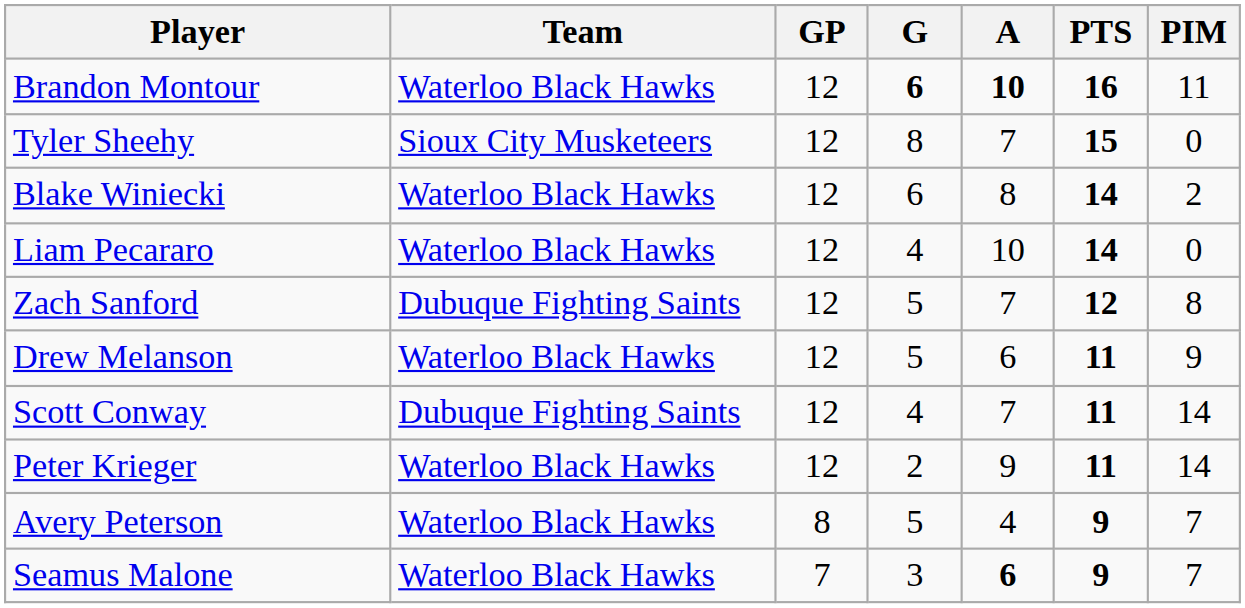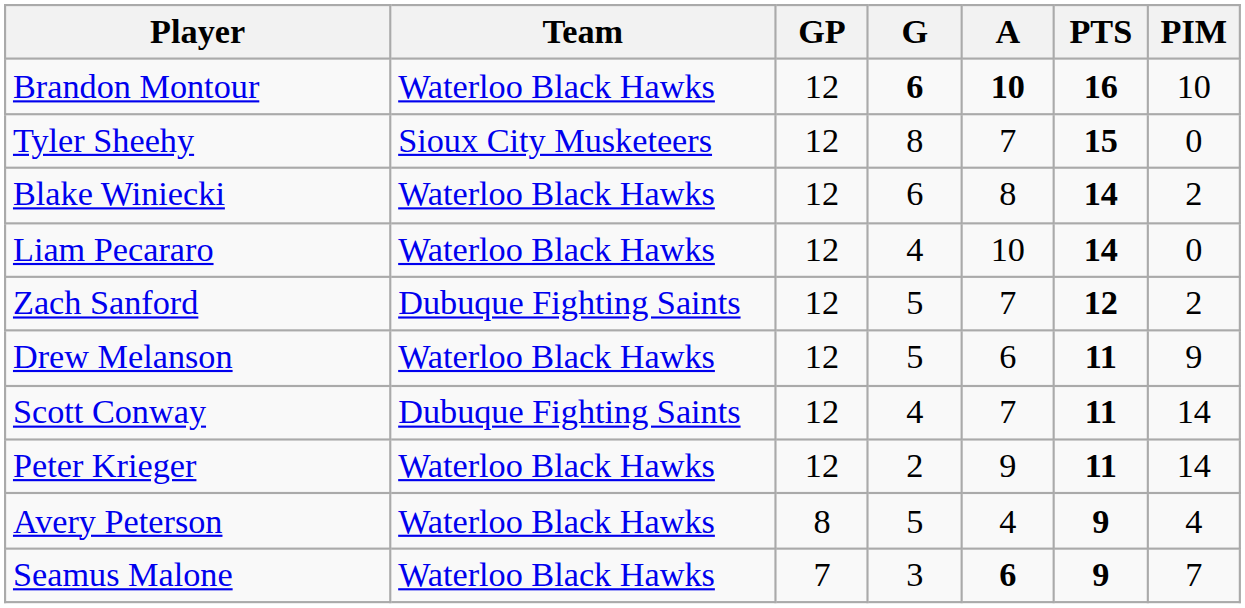(1194, 85) 11 -> (1194, 85) 10
(1194, 303) 8 -> (1194, 303) 2
(1194, 520) 7 -> (1194, 520) 4
